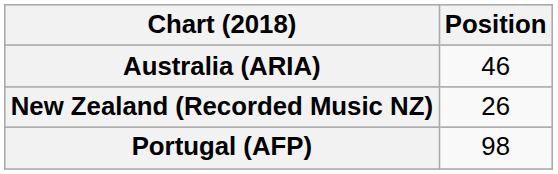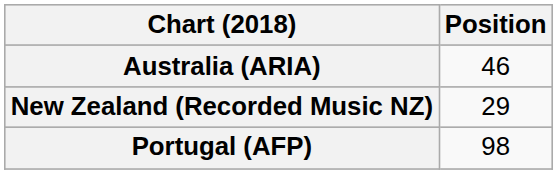(496, 106) 26 -> (496, 106) 29
